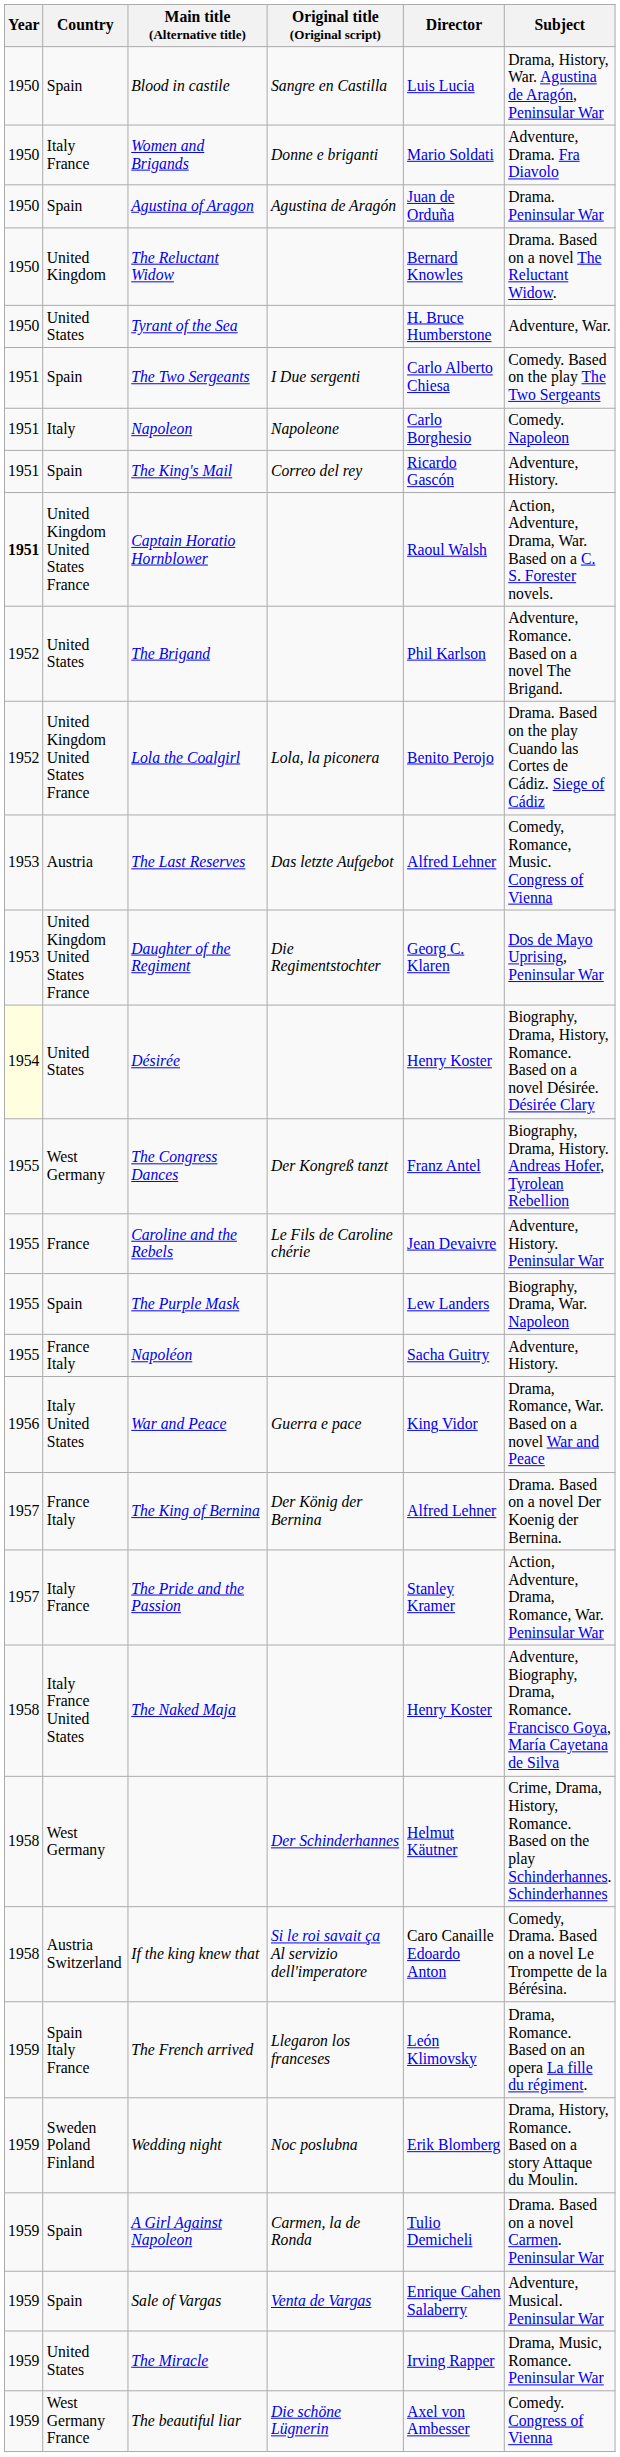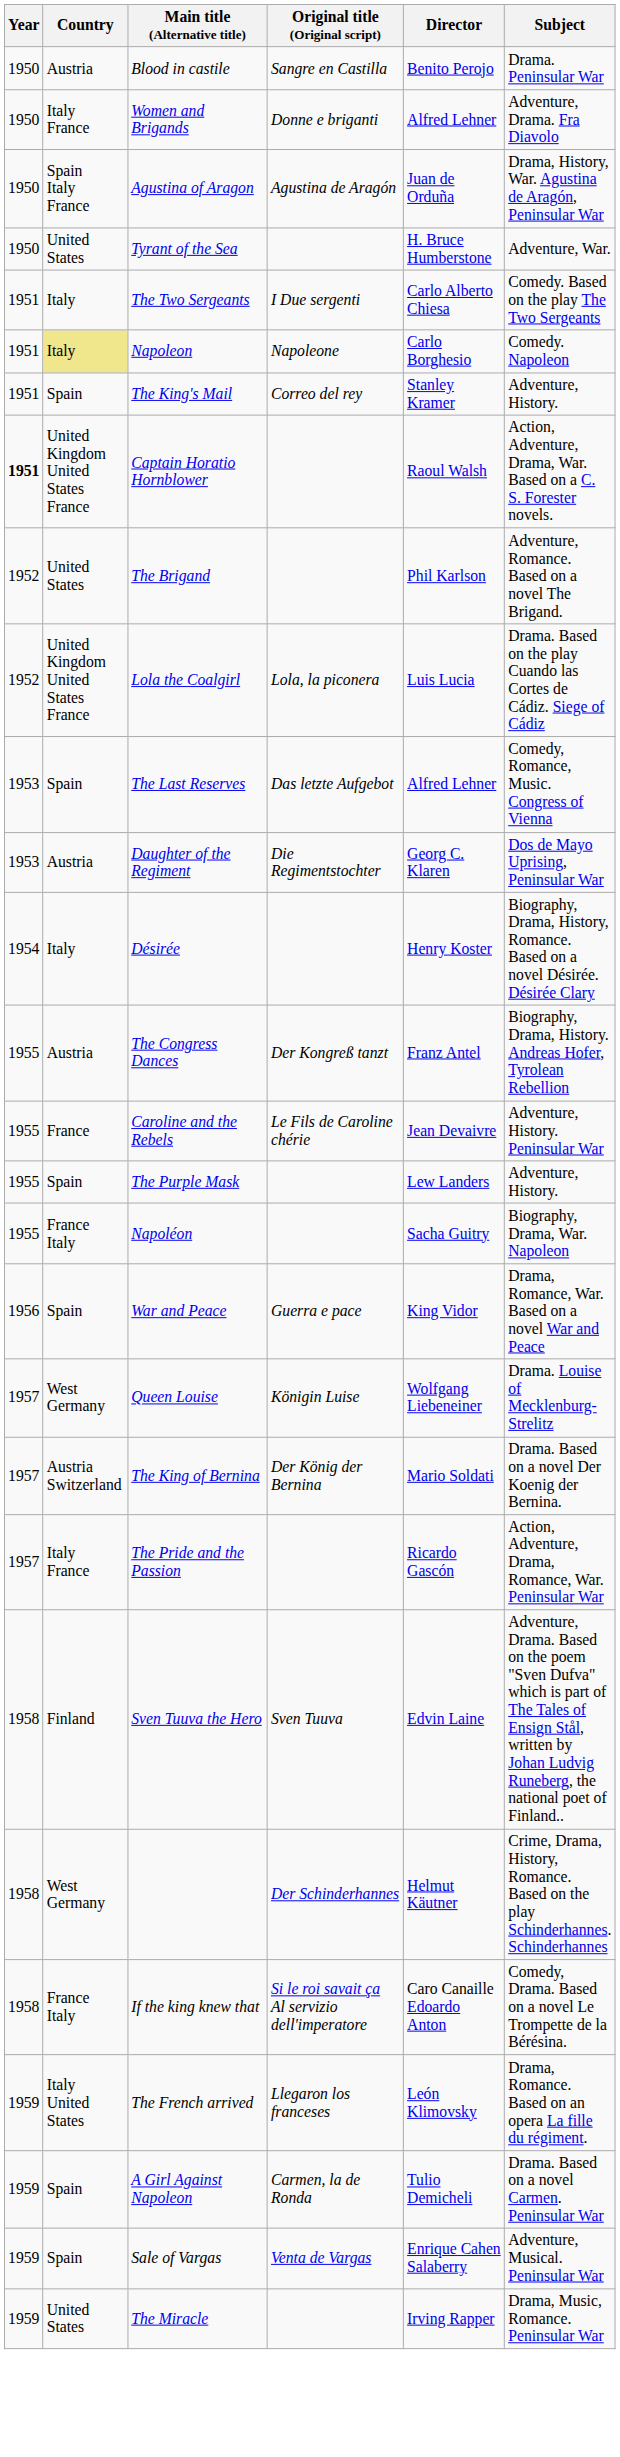(65, 85) Spain -> (70, 68) Austria
(441, 85) Luis Lucia -> (450, 68) Benito Perojo
(558, 85) Drama, History, War. Agustina de Aragón, Peninsular War -> (556, 68) Drama. Peninsular War
(450, 154) Mario Soldati -> (452, 119) Alfred Lehner
(65, 206) Spain -> (68, 188) Spain Italy France
(556, 206) Drama. Peninsular War -> (558, 188) Drama, History, War. Agustina de Aragón, Peninsular War
- row: (175, 266)
(65, 377) Spain -> (61, 300) Italy
(61, 429) no background -> (61, 351) khaki background
(432, 471) Ricardo Gascón -> (431, 393) Stanley Kramer
(450, 757) Benito Perojo -> (441, 680) Luis Lucia
(70, 862) Austria -> (65, 784) Spain
(76, 957) United Kingdom United States France -> (70, 862) Austria
(24, 1061) lightyellow background -> (24, 948) no background
(68, 1061) United States -> (61, 948) Italy
(76, 1166) West Germany -> (70, 1053) Austria
(548, 1304) Biography, Drama, War. Napoleon -> (543, 1182) Adventure, History.
(543, 1355) Adventure, History. -> (548, 1233) Biography, Drama, War. Napoleon
(68, 1424) Italy United States -> (65, 1311) Spain
+ row: (175, 1397)
(68, 1510) France Italy -> (84, 1475) Austria Switzerland
(452, 1510) Alfred Lehner -> (450, 1475) Mario Soldati
(431, 1597) Stanley Kramer -> (432, 1562) Ricardo Gascón
+ row: (196, 1719)
- row: (184, 1710)
(84, 1954) Austria Switzerland -> (68, 2007) France Italy
(68, 2049) Spain Italy France -> (68, 2102) Italy United States
- row: (176, 2145)
- row: (186, 2421)
